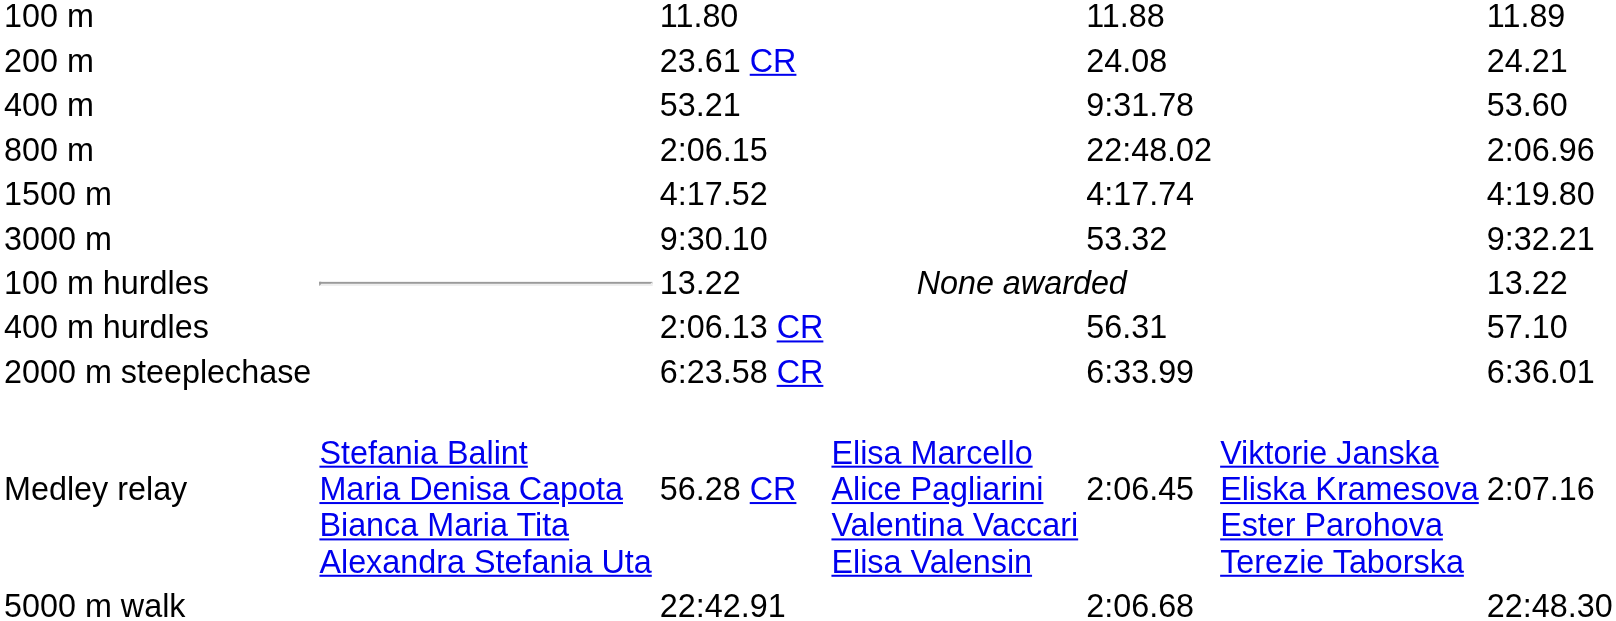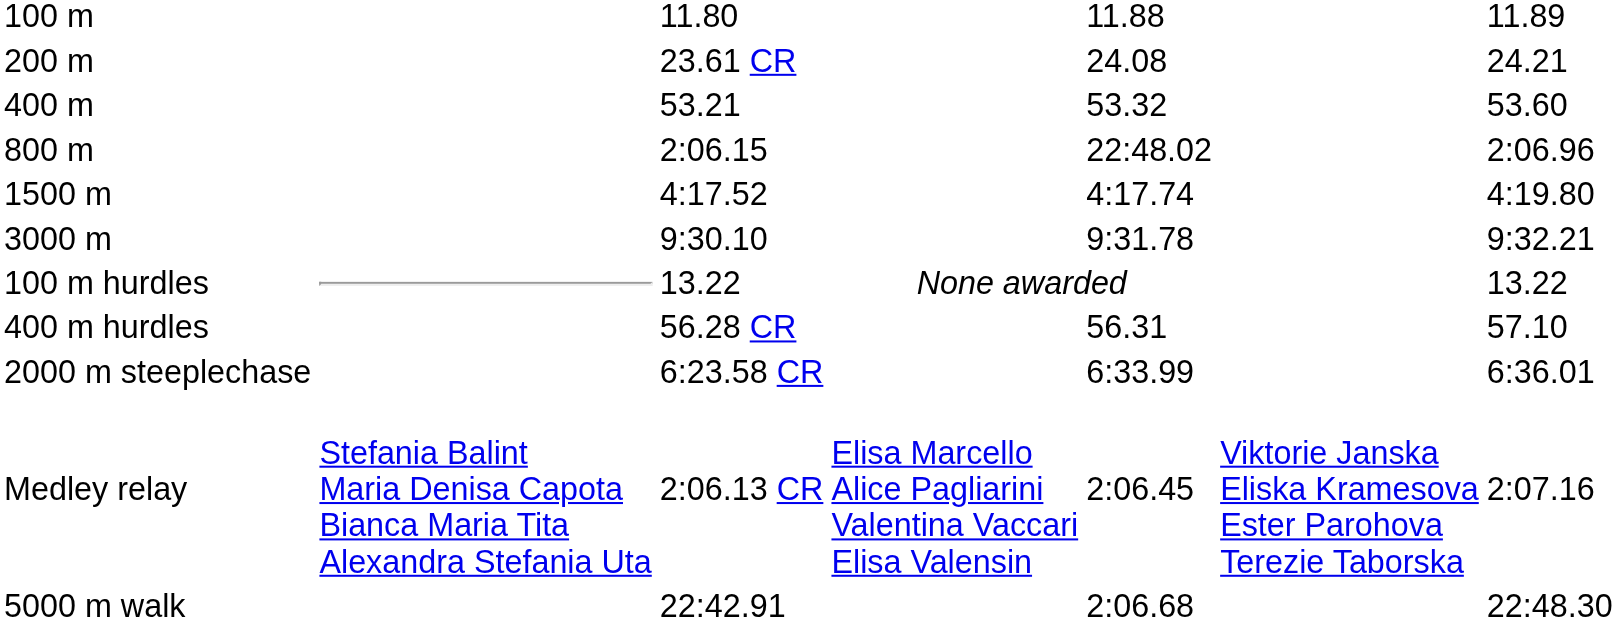(1140, 105) 9:31.78 -> (1127, 105) 53.32
(1127, 238) 53.32 -> (1140, 238) 9:31.78
(742, 327) 2:06.13 CR -> (728, 327) 56.28 CR
(728, 489) 56.28 CR -> (742, 489) 2:06.13 CR
